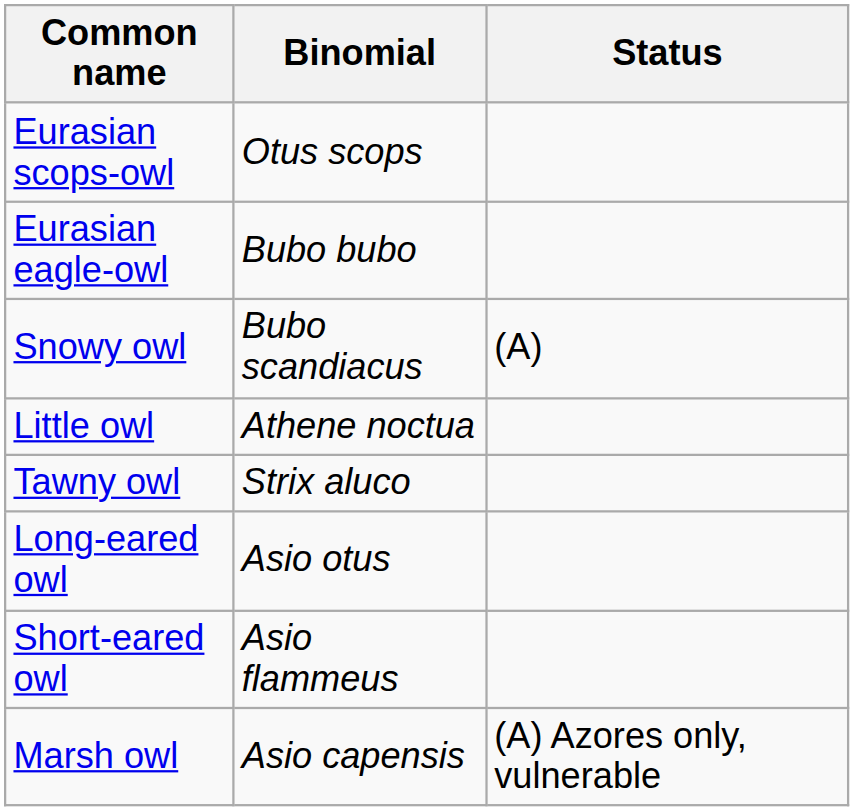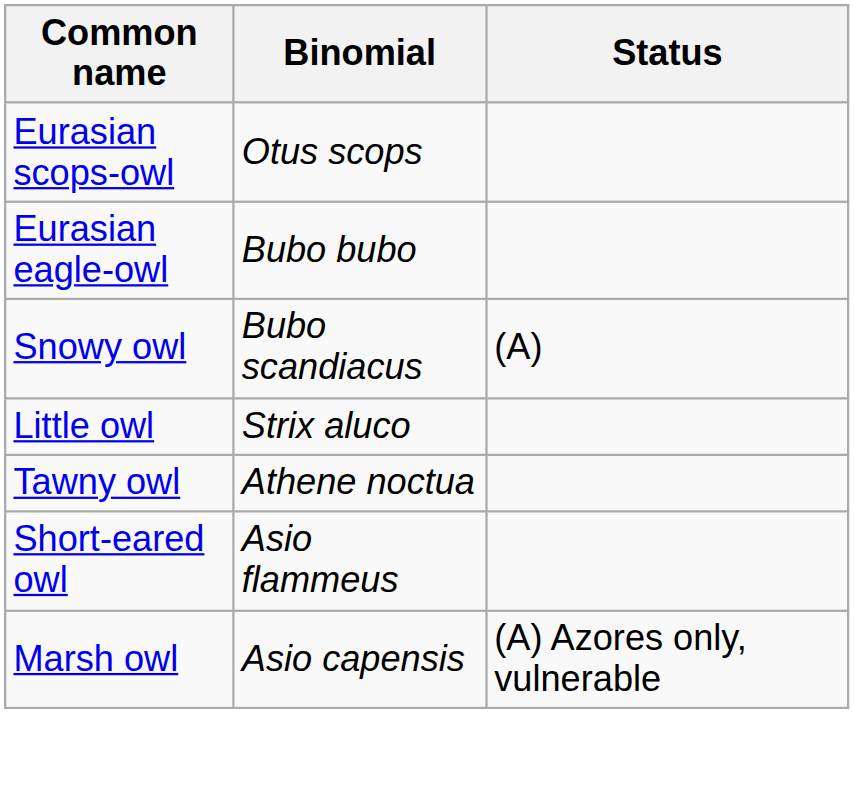(358, 425) Athene noctua -> (326, 425) Strix aluco
(326, 482) Strix aluco -> (358, 482) Athene noctua
- row: (106, 560)
